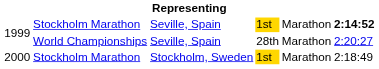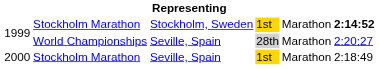(185, 24) Seville, Spain -> (202, 24) Stockholm, Sweden
(268, 41) no background -> (268, 41) lightgrey background
(202, 57) Stockholm, Sweden -> (185, 57) Seville, Spain
